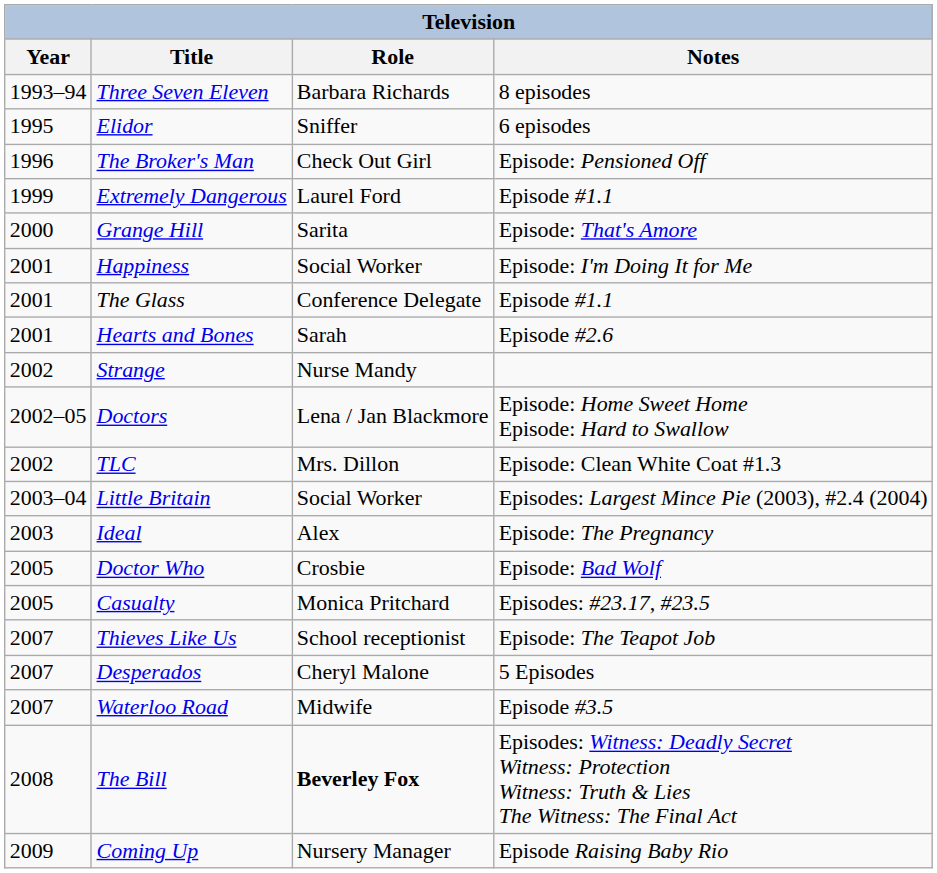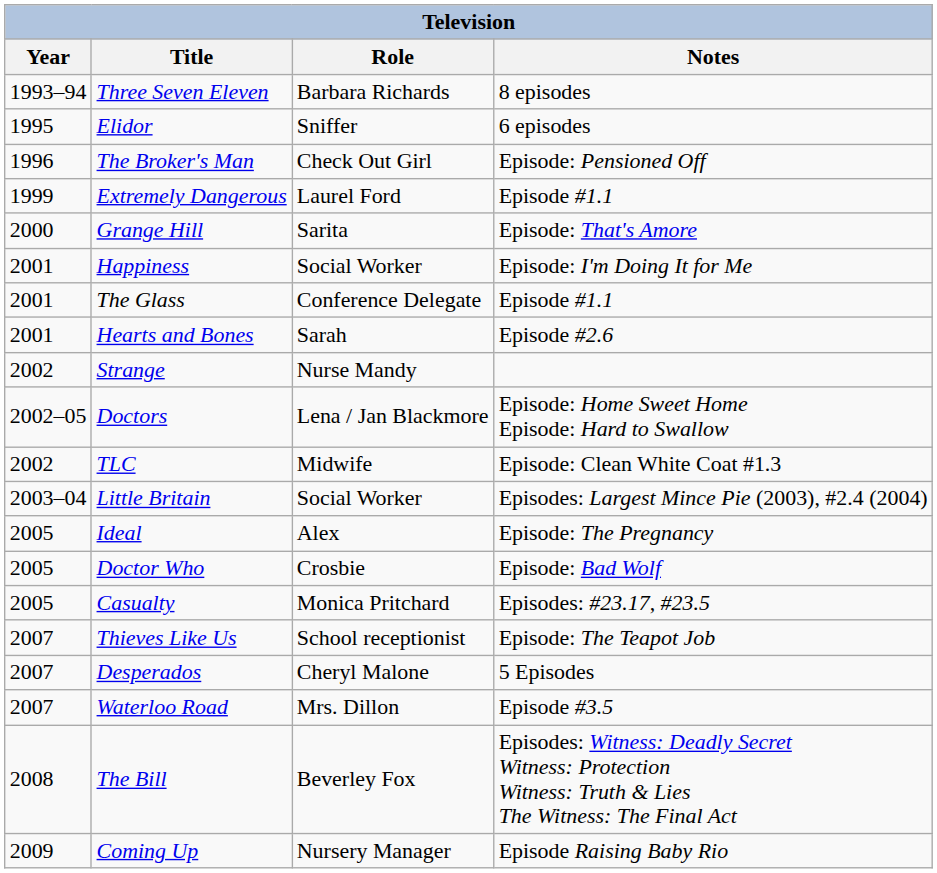(348, 463) Mrs. Dillon -> (335, 463) Midwife
(32, 533) 2003 -> (32, 533) 2005
(335, 707) Midwife -> (348, 707) Mrs. Dillon
(358, 778) bold -> (356, 778) normal
